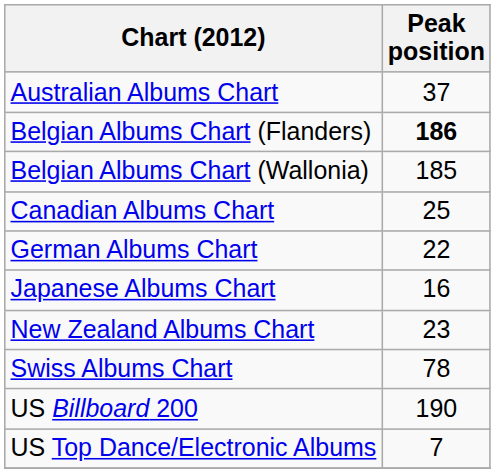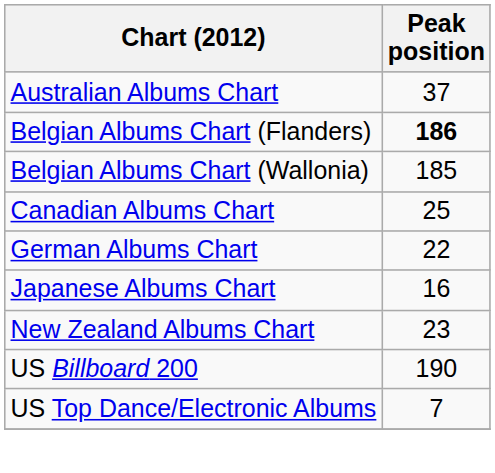- row: (121, 369)
